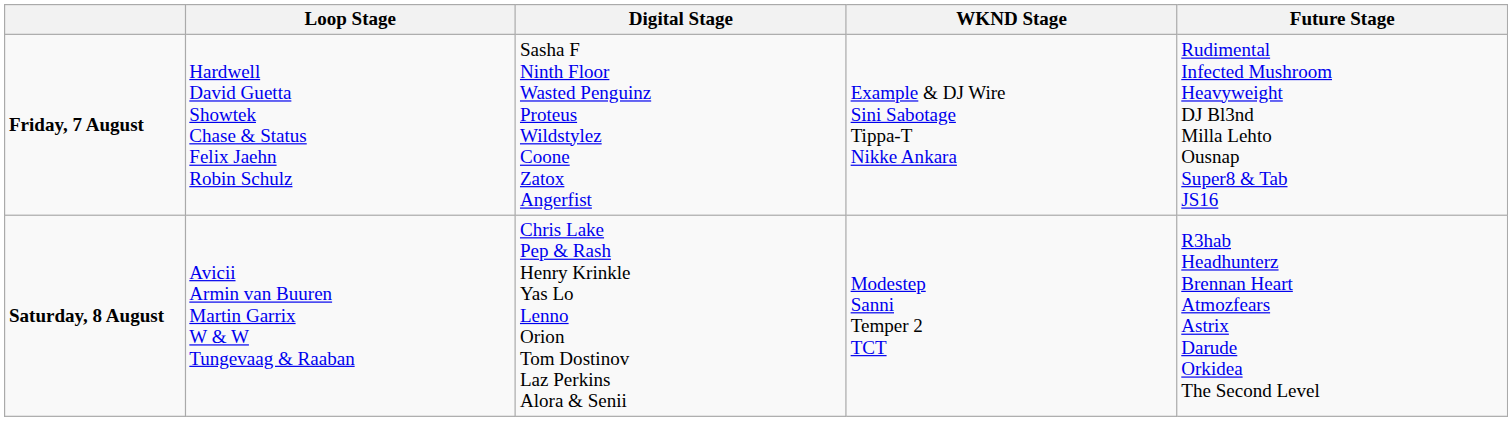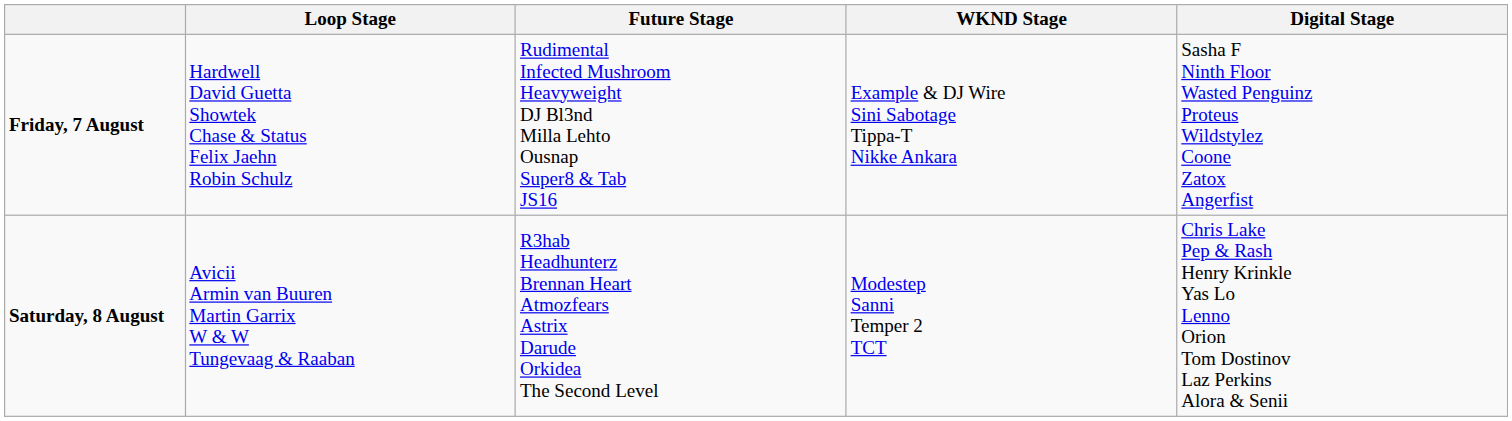columns swapped: (1342, 19) <-> (681, 19)
